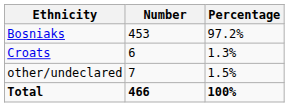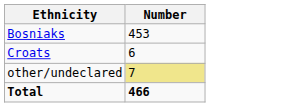- column: (244, 14)
(132, 73) no background -> (132, 73) khaki background
